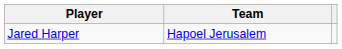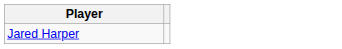- column: (248, 14)
